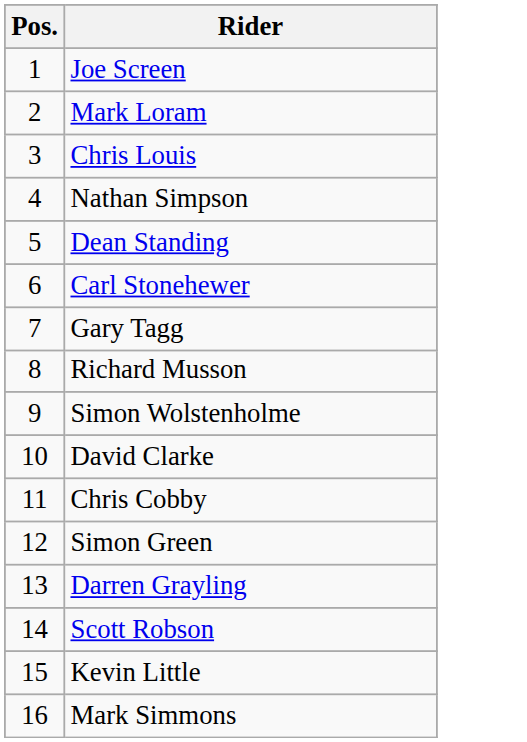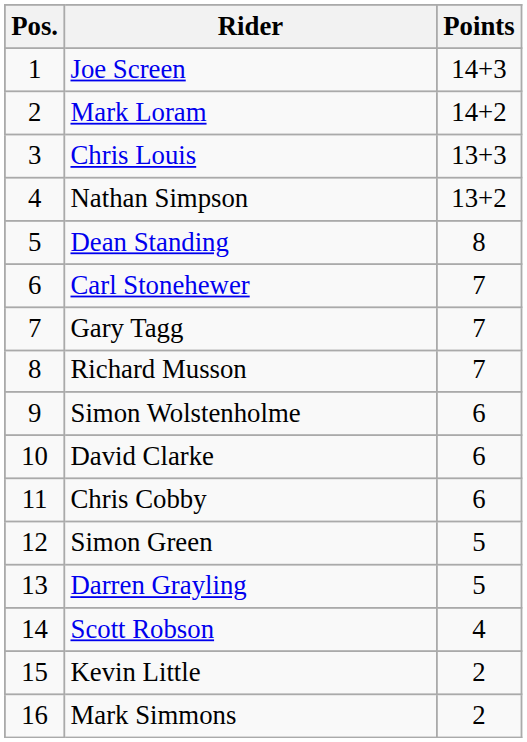+ column: (479, 25)
